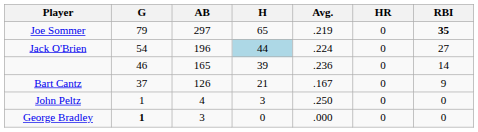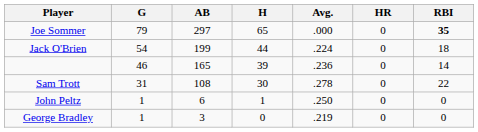(323, 30) .219 -> (323, 30) .000
(202, 48) 196 -> (202, 48) 199
(262, 48) lightblue background -> (262, 48) no background
(443, 48) 27 -> (443, 48) 18
- row: (58, 83)
+ row: (58, 83)
(202, 100) 4 -> (202, 100) 6
(262, 100) 3 -> (262, 100) 1
(142, 118) bold -> (142, 118) normal
(323, 118) .000 -> (323, 118) .219
